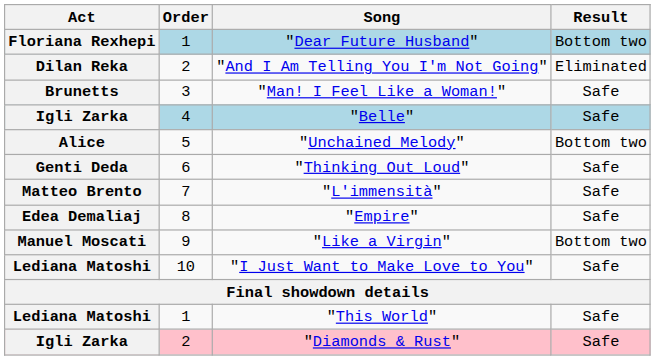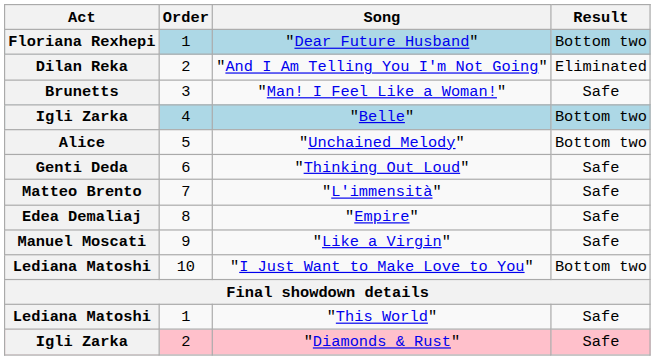(601, 117) Safe -> (601, 117) Bottom two
(601, 242) Bottom two -> (601, 242) Safe
(601, 267) Safe -> (601, 267) Bottom two
